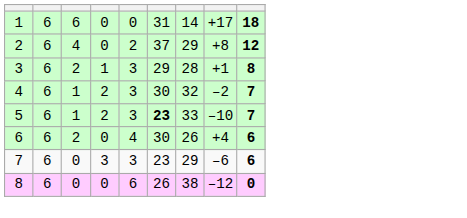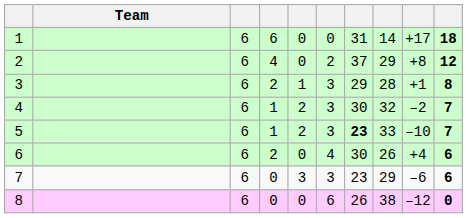+ column: (132, 16)
